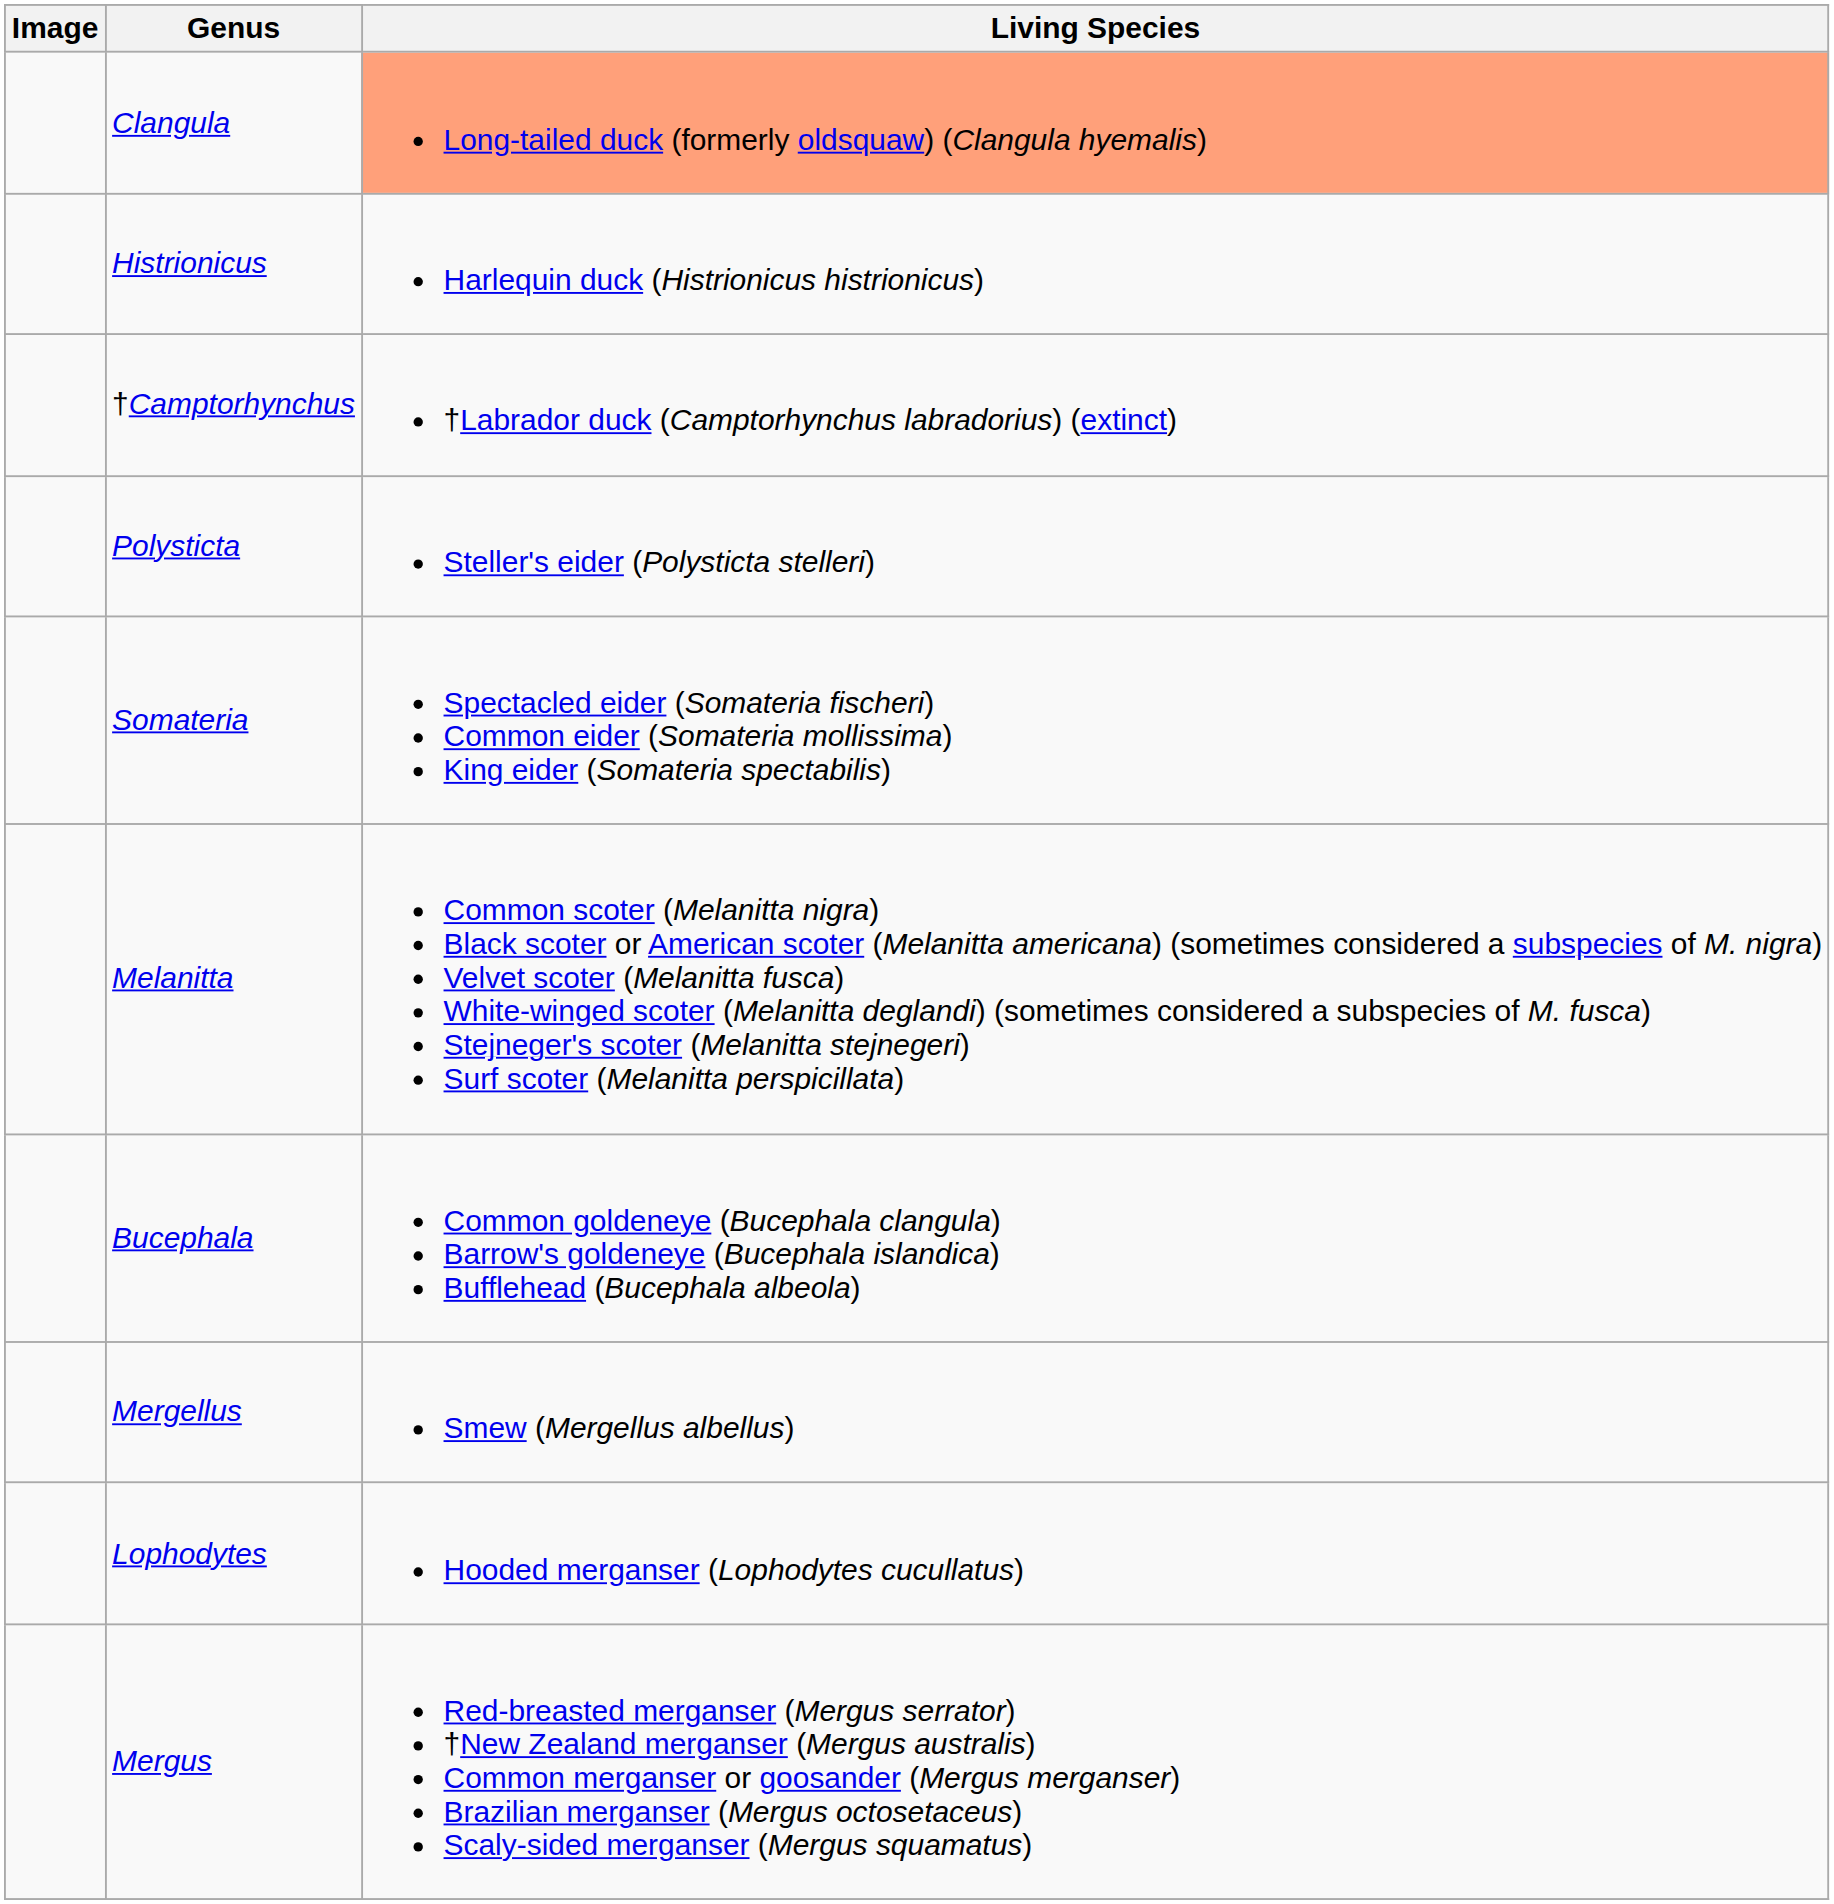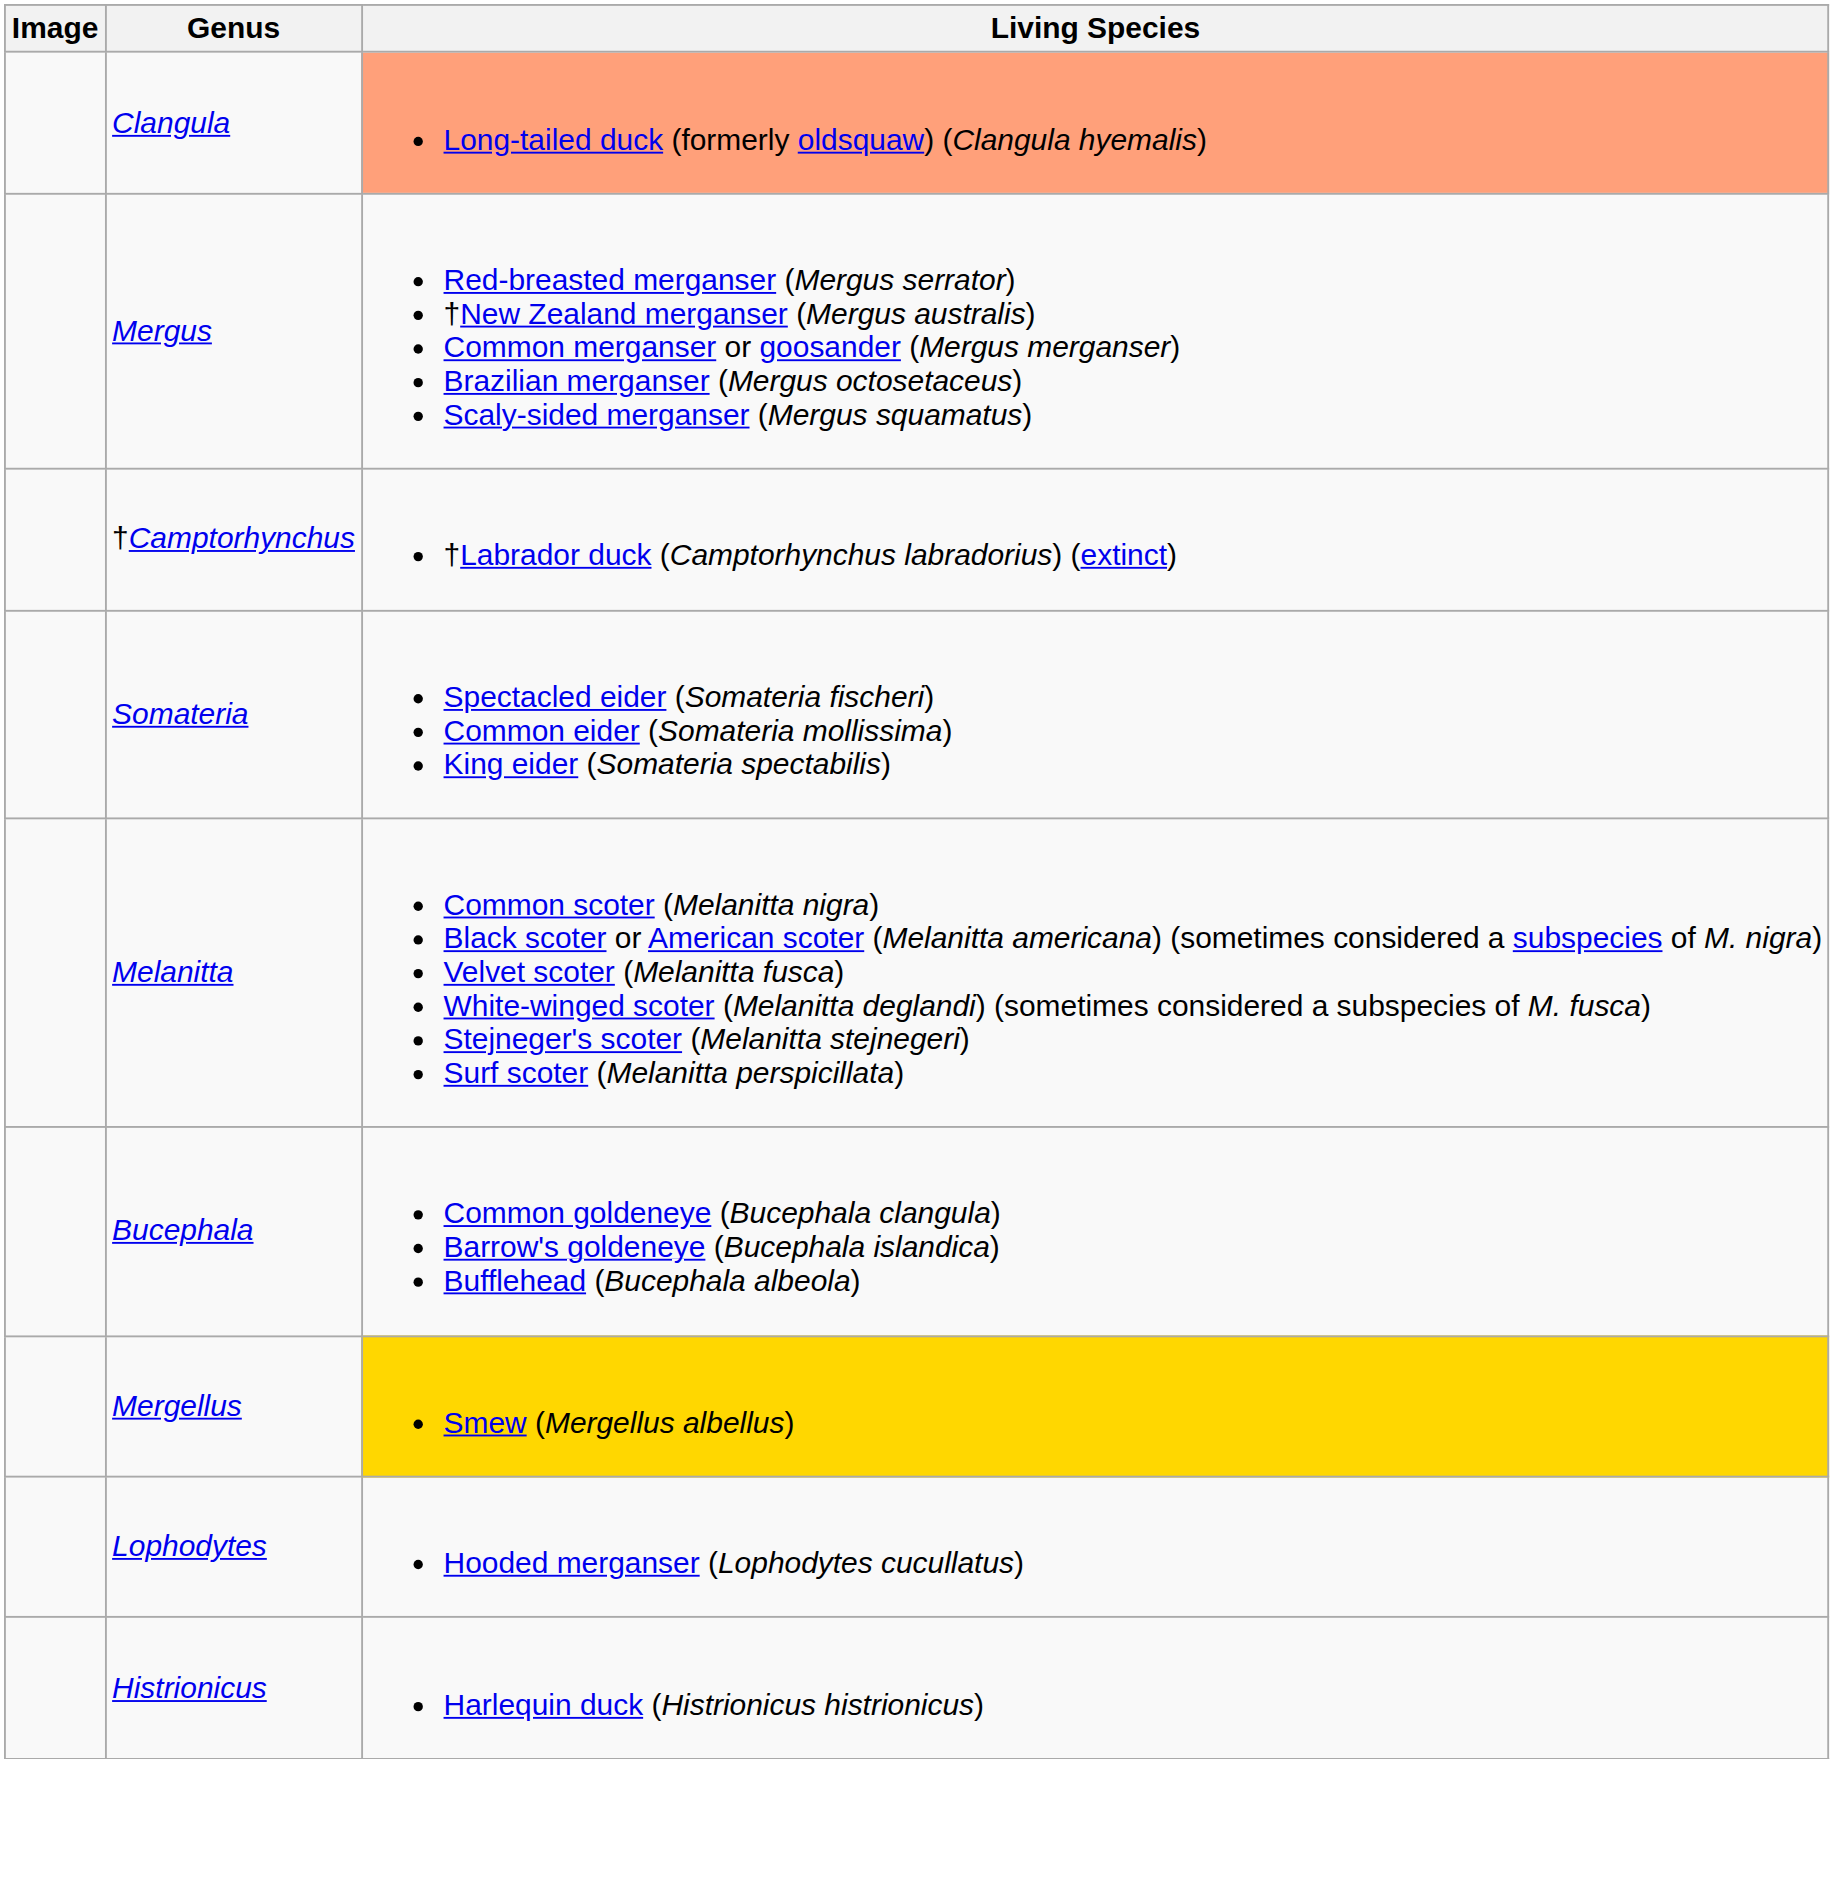rows swapped: (189, 263) <-> (162, 1761)
- row: (176, 545)
(1095, 1429) no background -> (1095, 1423) gold background
